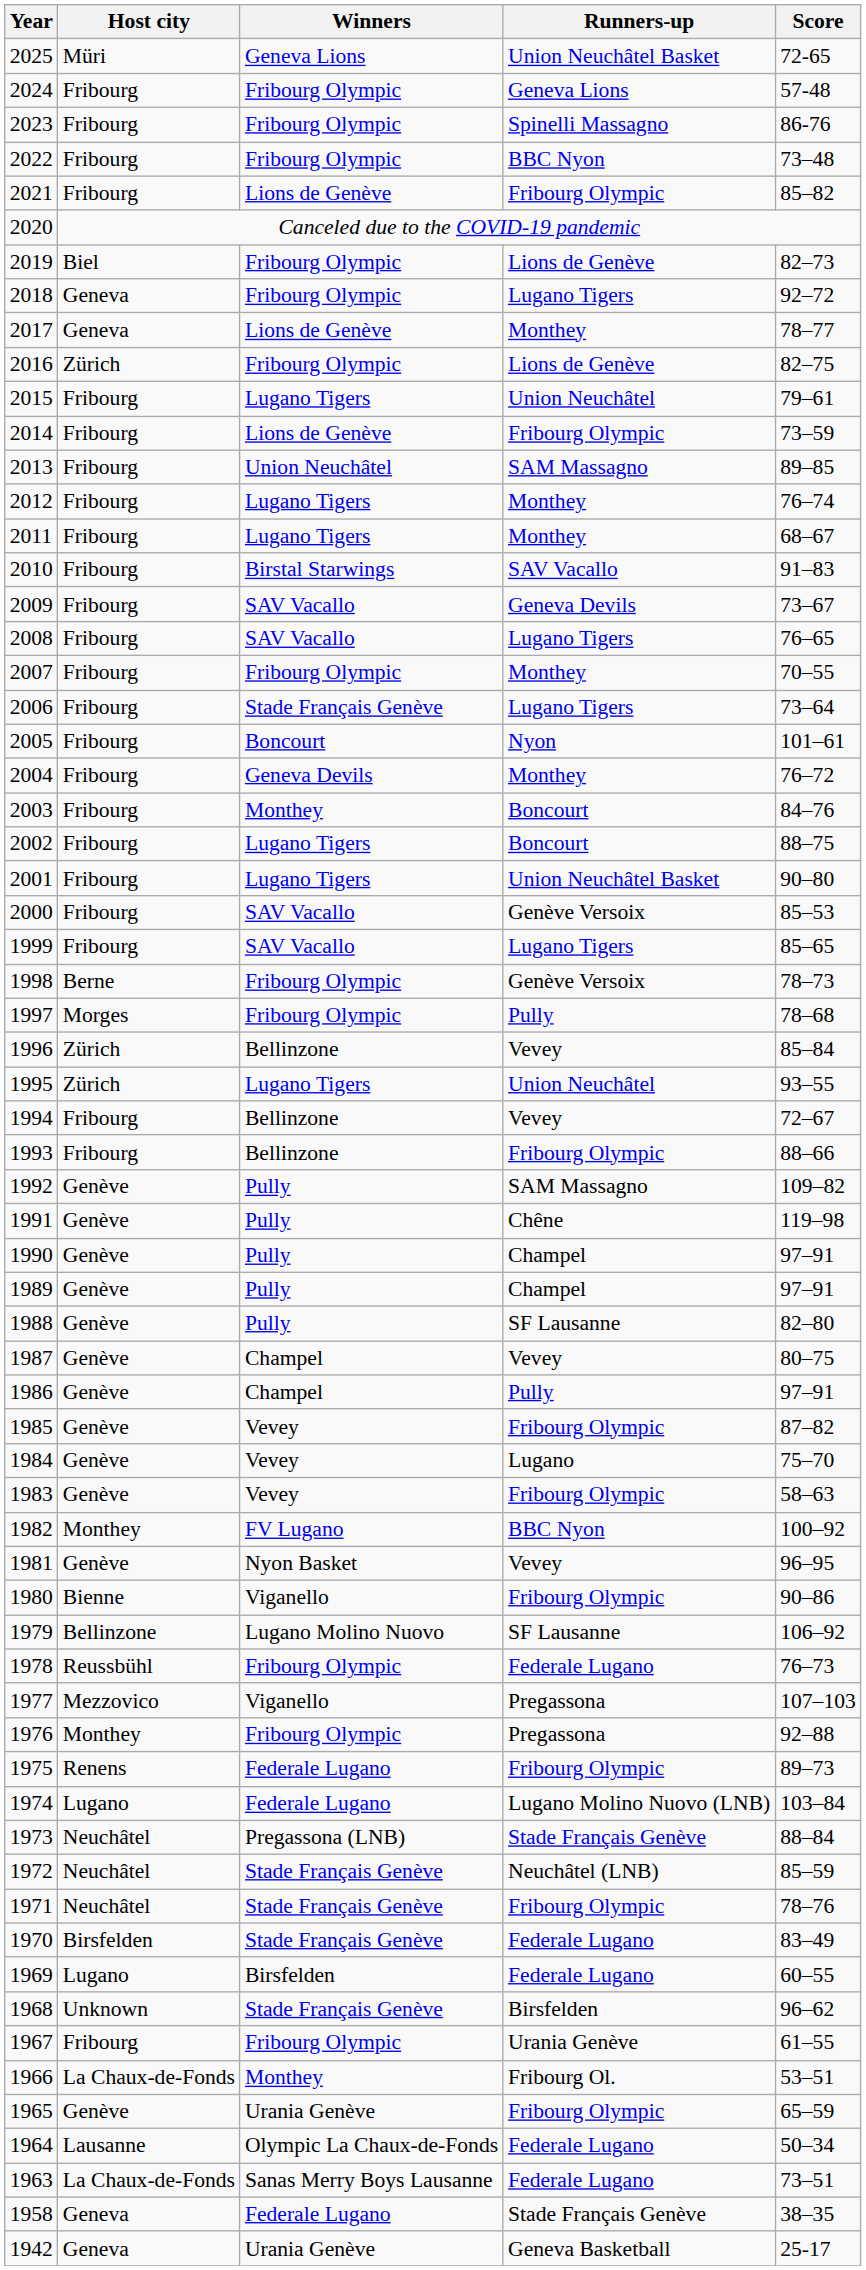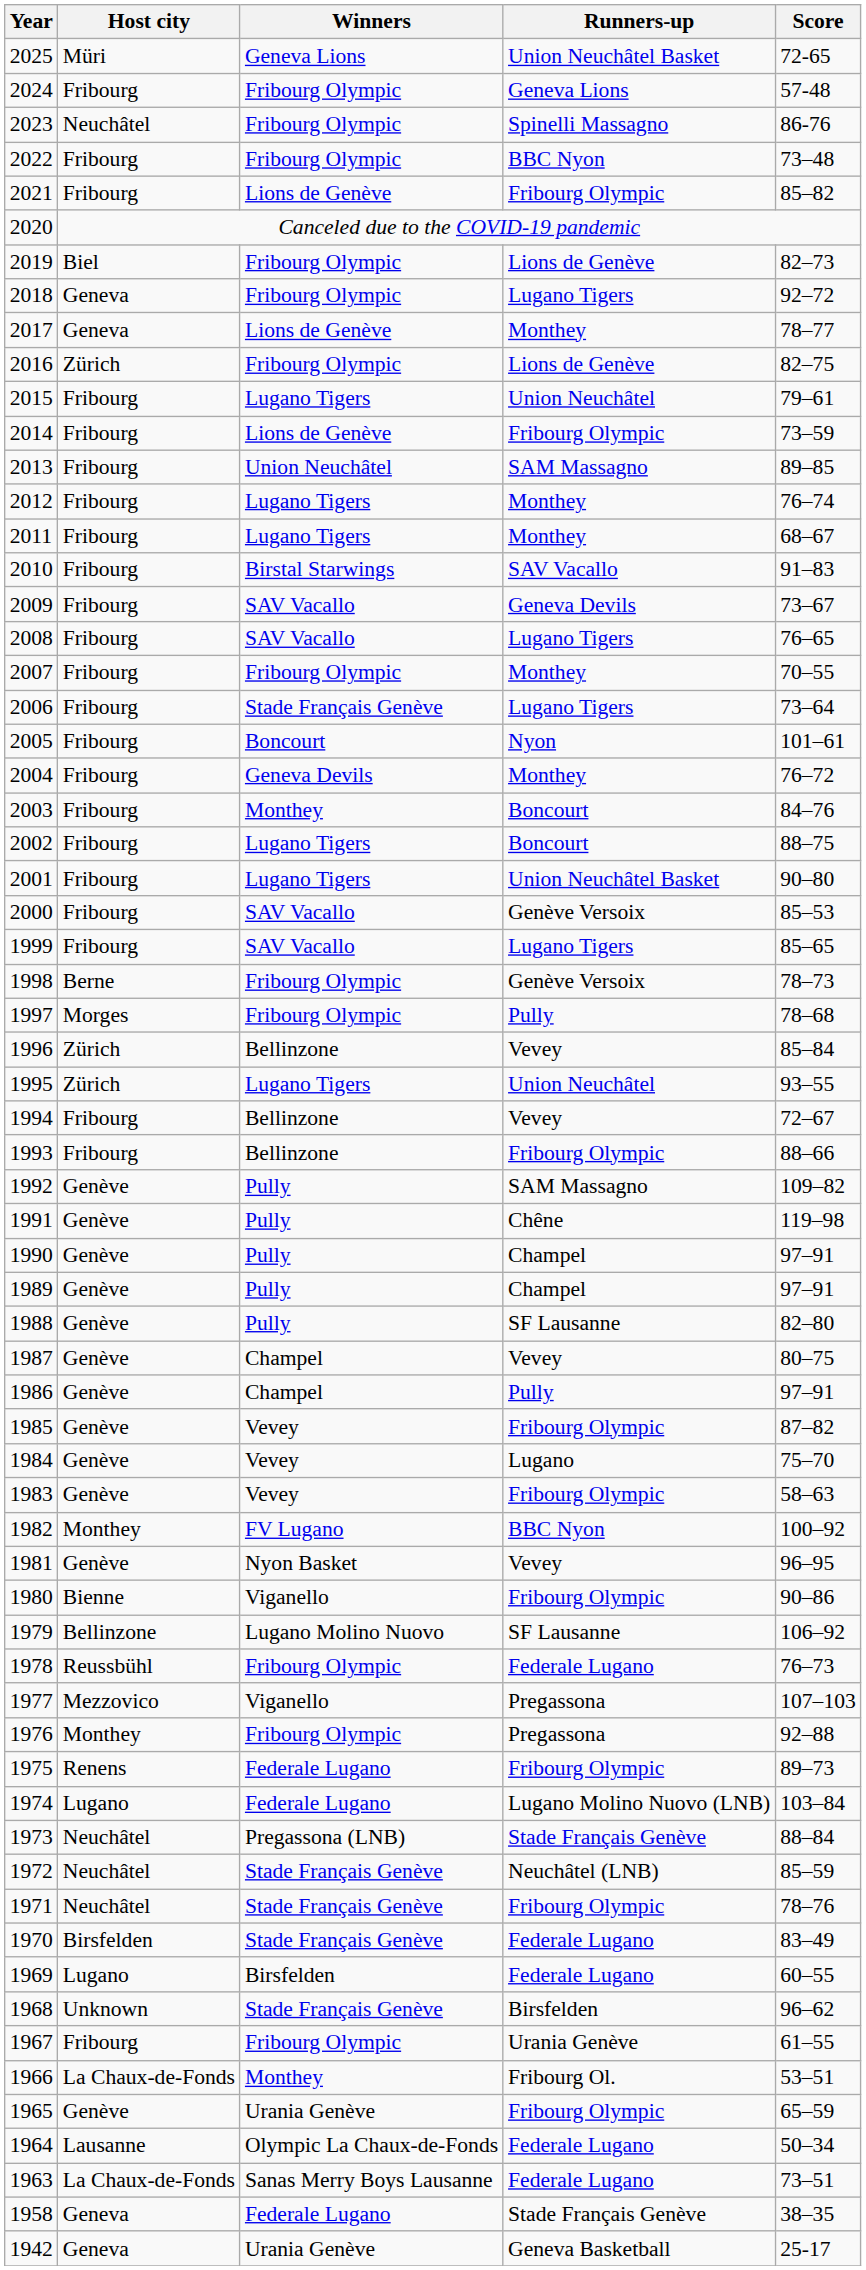(100, 124) Fribourg -> (107, 124) Neuchâtel
